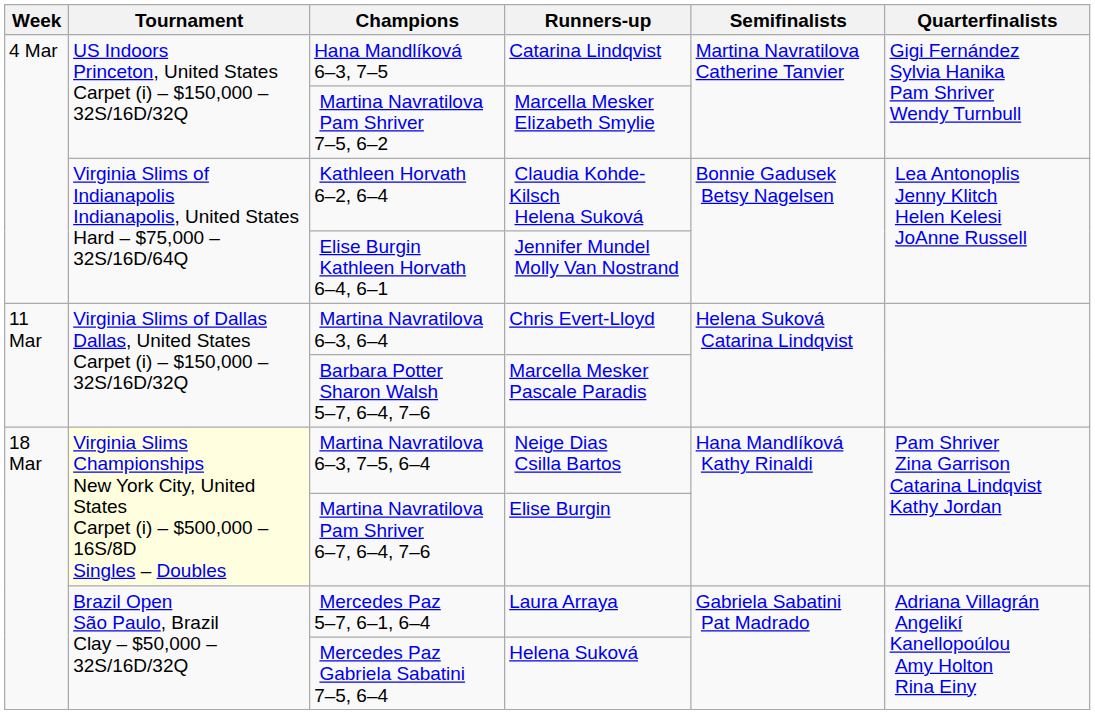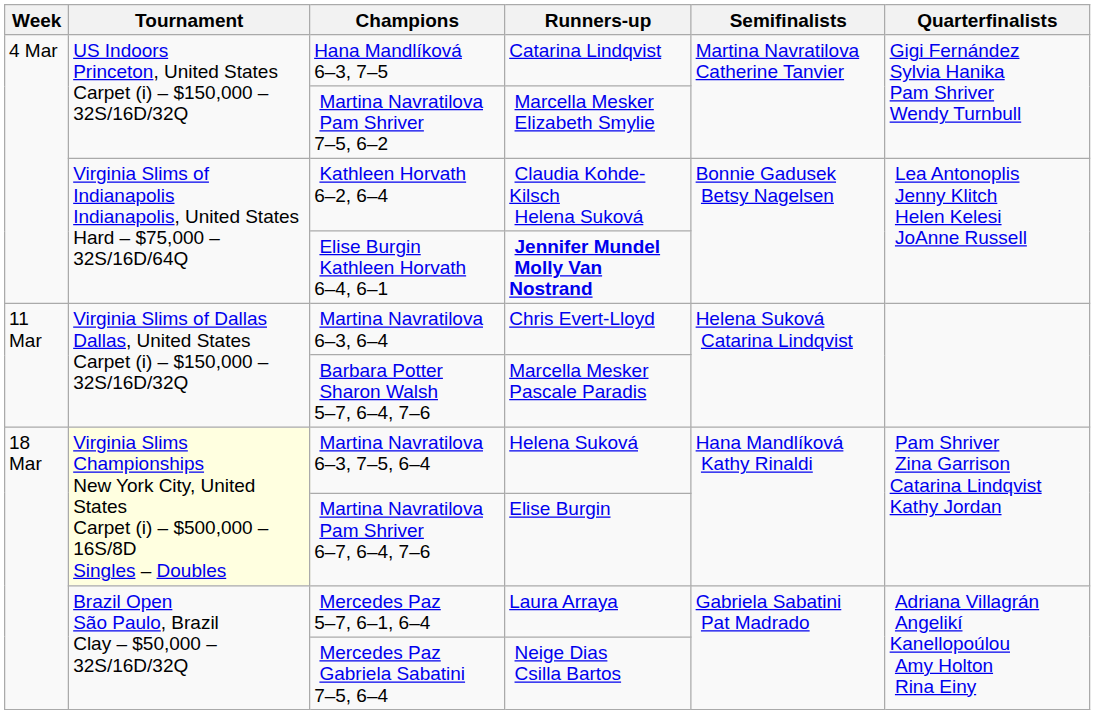(594, 257) normal -> (585, 268) bold
(565, 454) Neige Dias Csilla Bartos -> (574, 443) Helena Suková
(574, 652) Helena Suková -> (565, 662) Neige Dias Csilla Bartos
